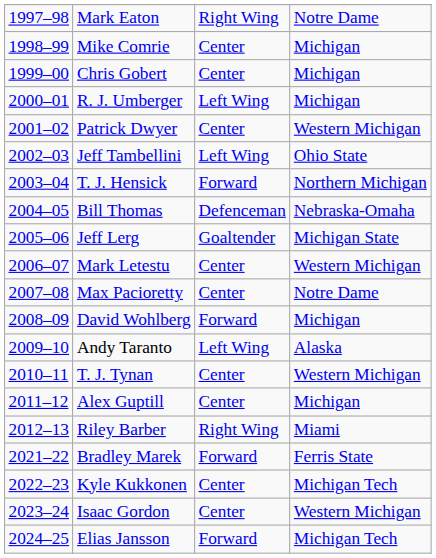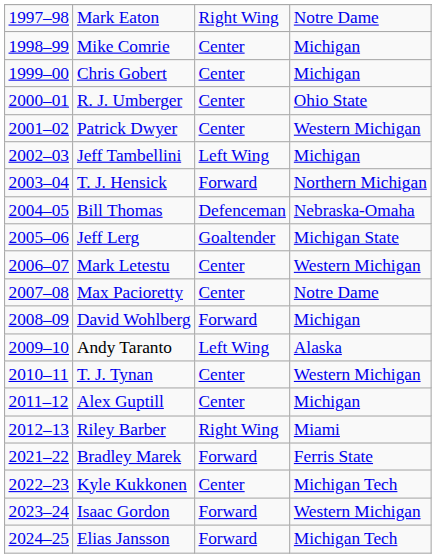(234, 100) Left Wing -> (222, 100) Center
(327, 100) Michigan -> (331, 100) Ohio State
(331, 155) Ohio State -> (327, 155) Michigan
(222, 511) Center -> (228, 511) Forward
